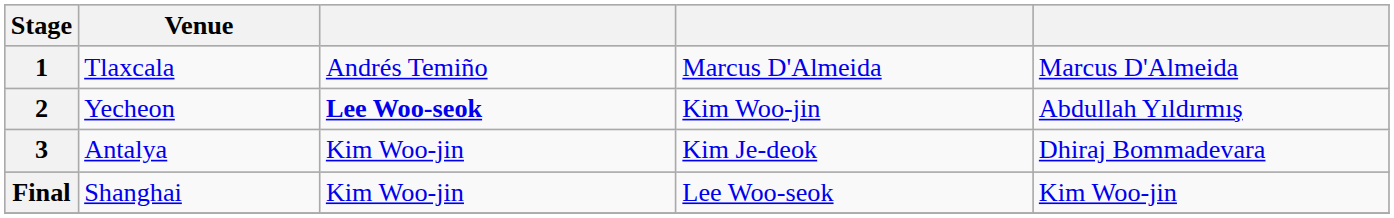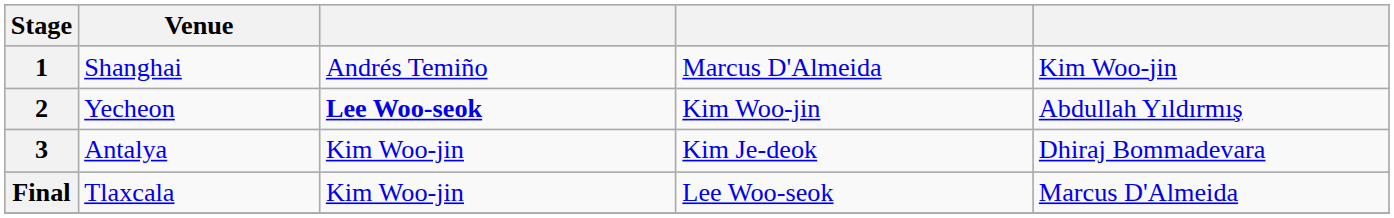(129, 66) Tlaxcala -> (133, 66) Shanghai
(1139, 66) Marcus D'Almeida -> (1108, 66) Kim Woo-jin
(133, 191) Shanghai -> (129, 191) Tlaxcala
(1108, 191) Kim Woo-jin -> (1139, 191) Marcus D'Almeida
